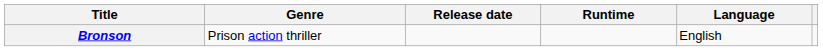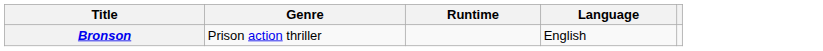- column: (473, 14)
